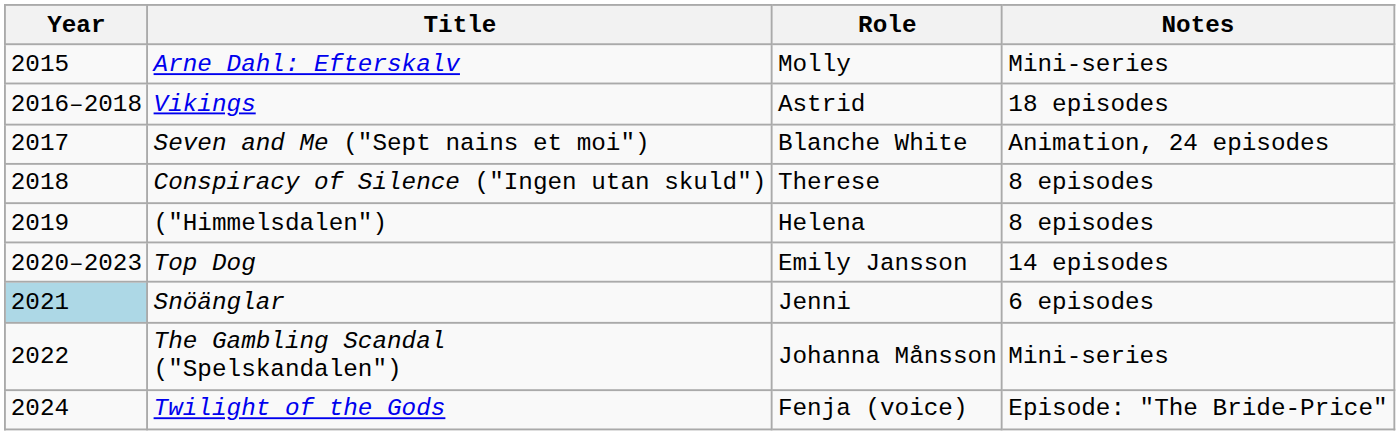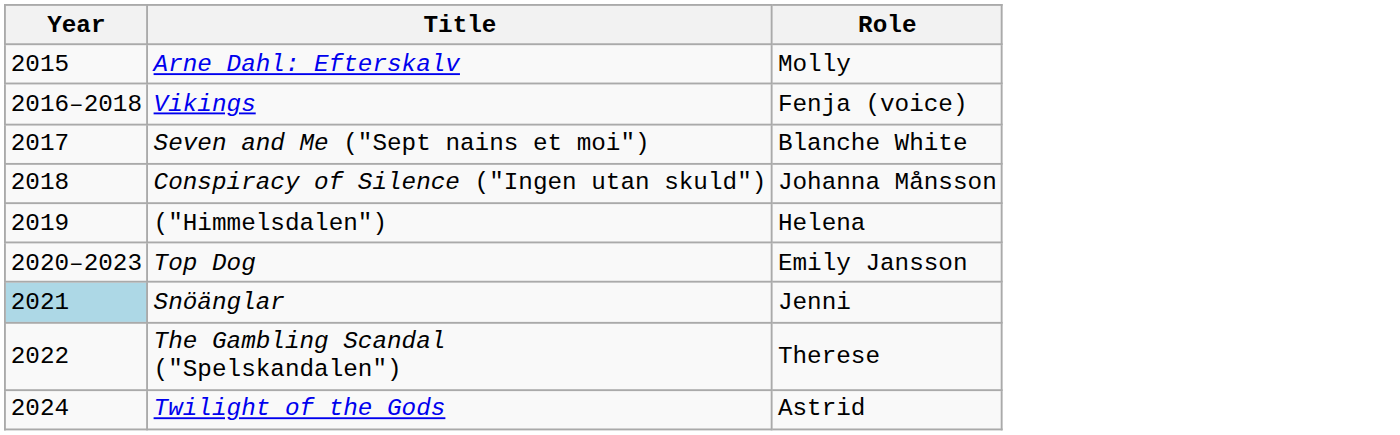- column: (1198, 25)
(822, 104) Astrid -> (873, 104) Fenja (voice)
(829, 183) Therese -> (887, 183) Johanna Månsson
(887, 356) Johanna Månsson -> (829, 356) Therese
(873, 409) Fenja (voice) -> (822, 409) Astrid
